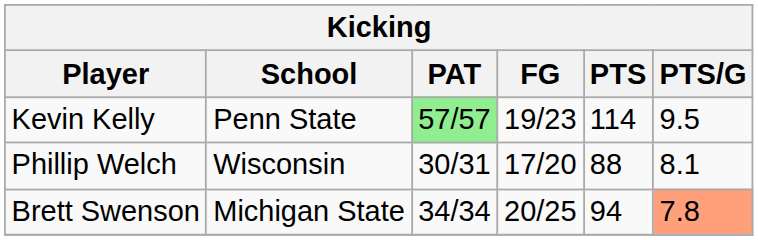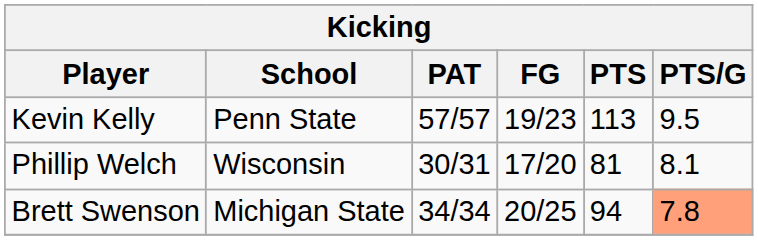(454, 119) lightgreen background -> (454, 119) no background
(613, 119) 114 -> (613, 119) 113
(606, 165) 88 -> (606, 165) 81
